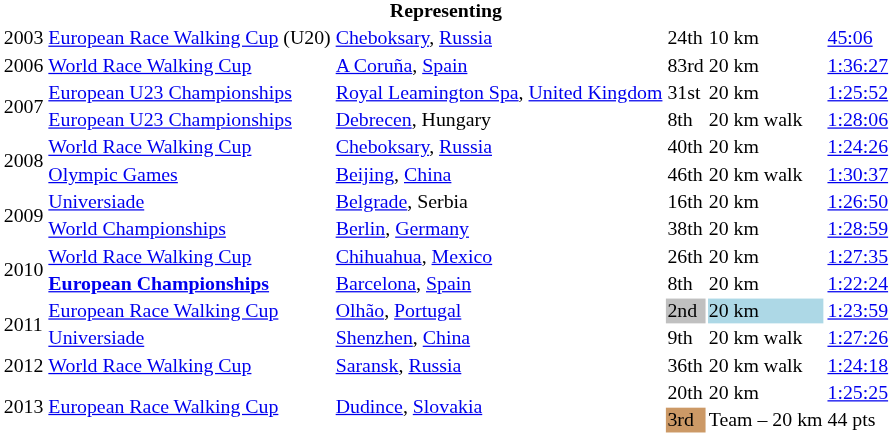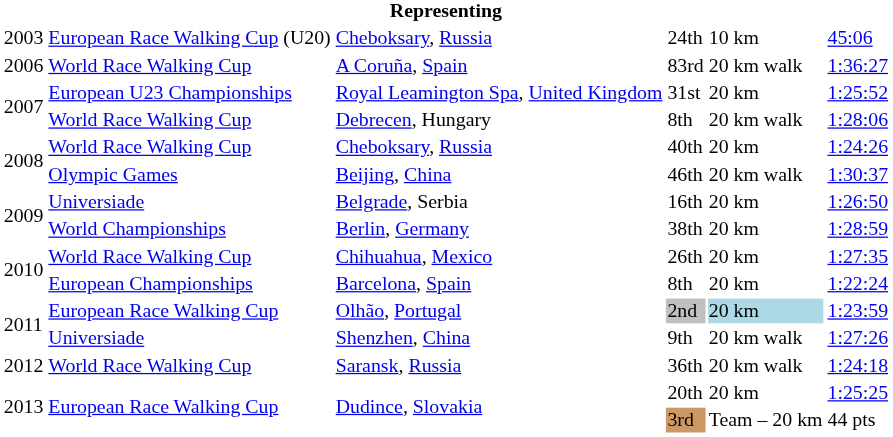(734, 65) 20 km -> (756, 65) 20 km walk
(170, 119) European U23 Championships -> (150, 119) World Race Walking Cup
(159, 283) bold -> (151, 283) normal
